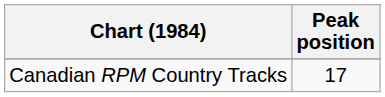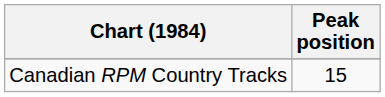(336, 75) 17 -> (336, 75) 15
